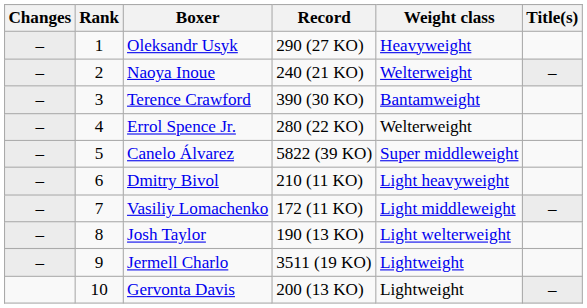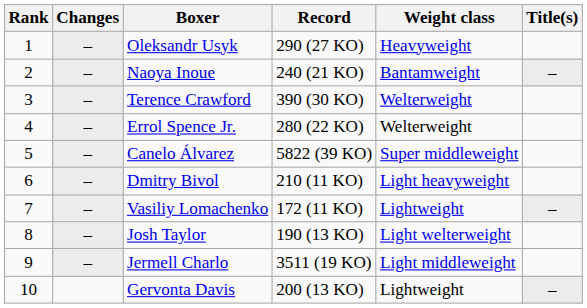columns swapped: (40, 18) <-> (99, 18)
(426, 72) Welterweight -> (430, 72) Bantamweight
(430, 99) Bantamweight -> (426, 99) Welterweight
(448, 208) Light middleweight -> (422, 208) Lightweight
(422, 262) Lightweight -> (448, 262) Light middleweight
